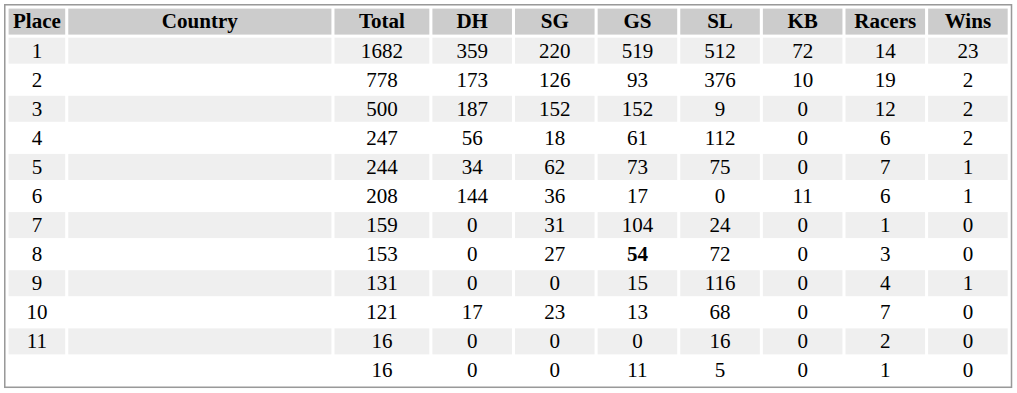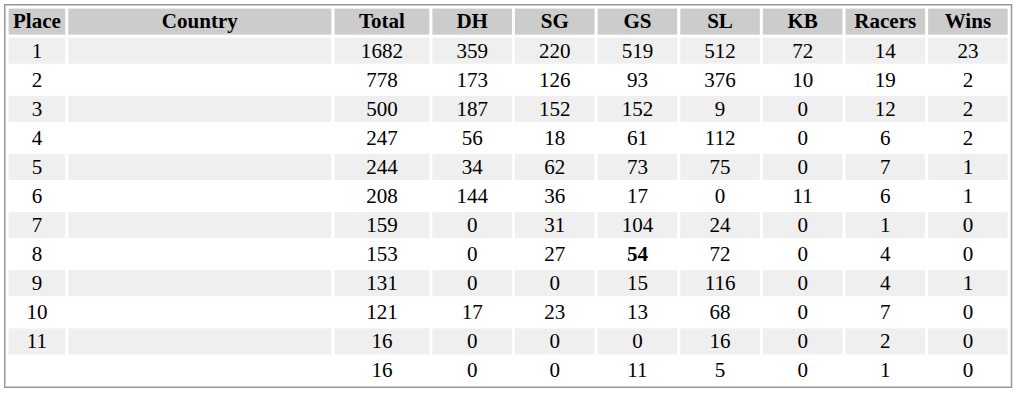(885, 254) 3 -> (885, 254) 4
